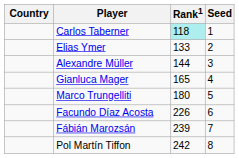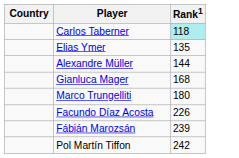- column: (220, 13)
(181, 47) 133 -> (181, 47) 135
(181, 80) 165 -> (181, 80) 168
